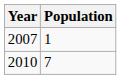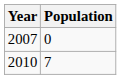(48, 39) 1 -> (48, 39) 0
